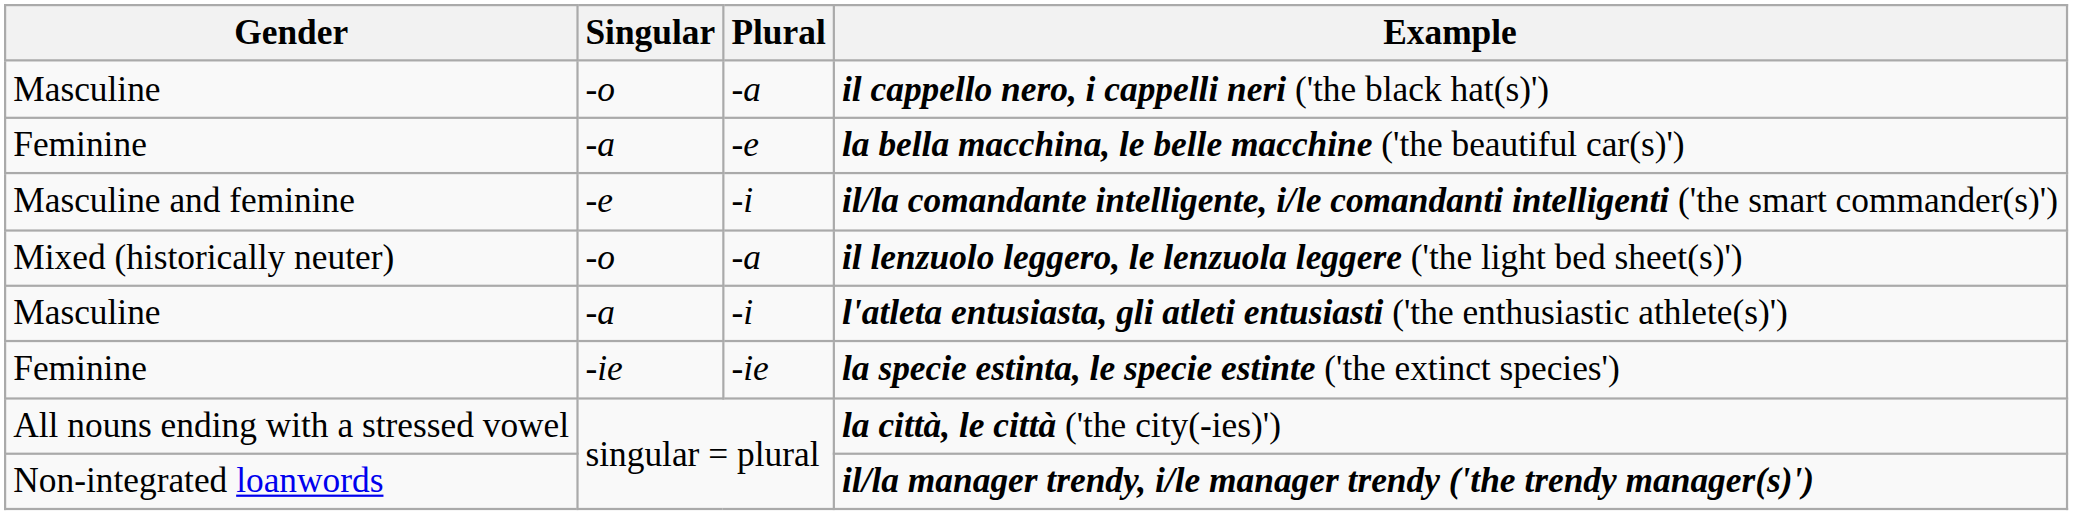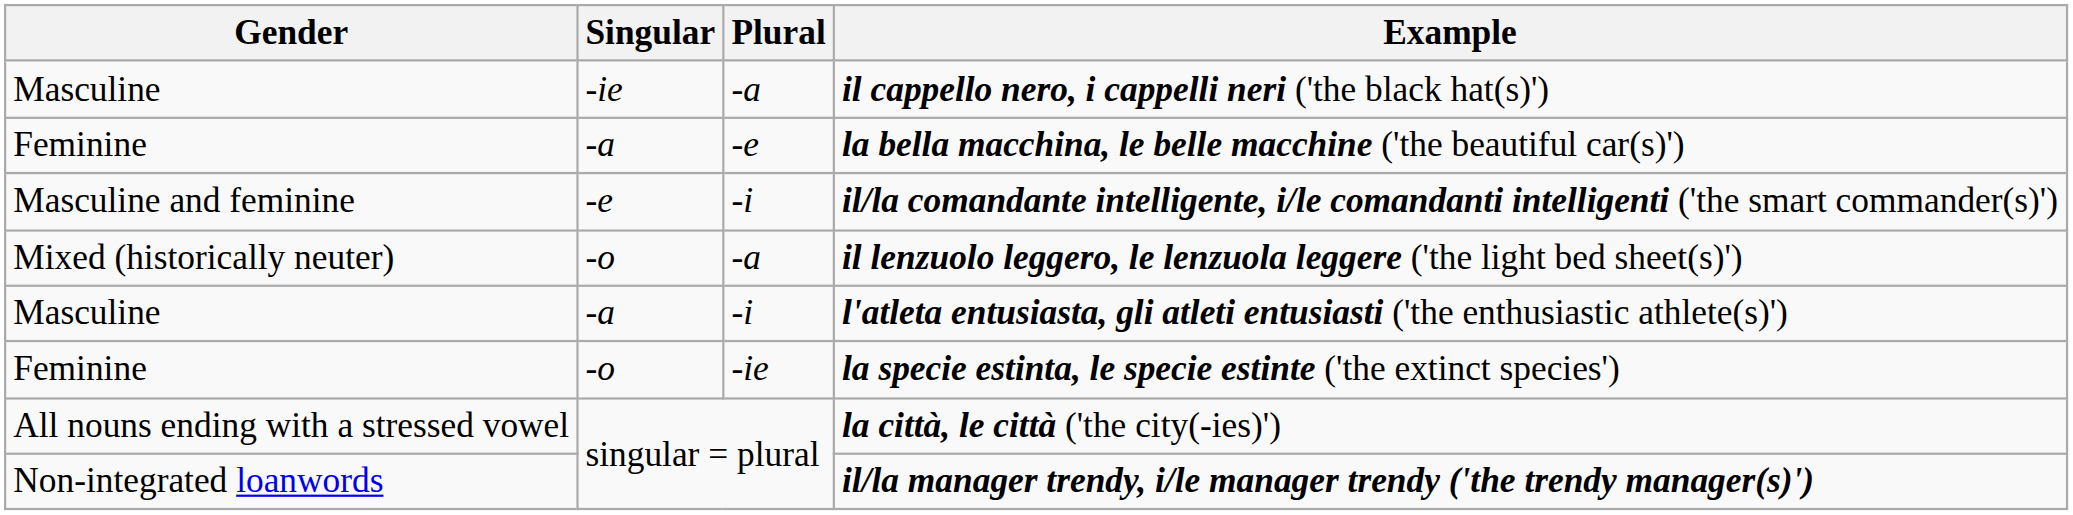(600, 88) -o -> (604, 88) -ie
(604, 369) -ie -> (600, 369) -o
